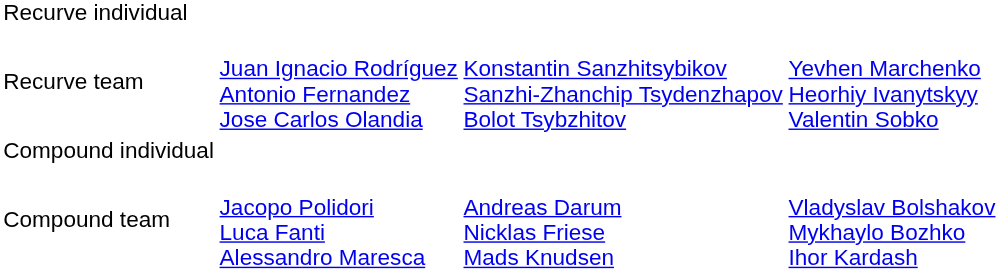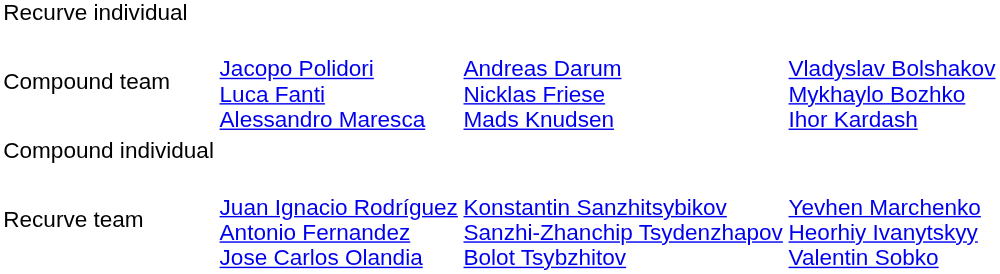rows swapped: (73, 81) <-> (87, 219)
